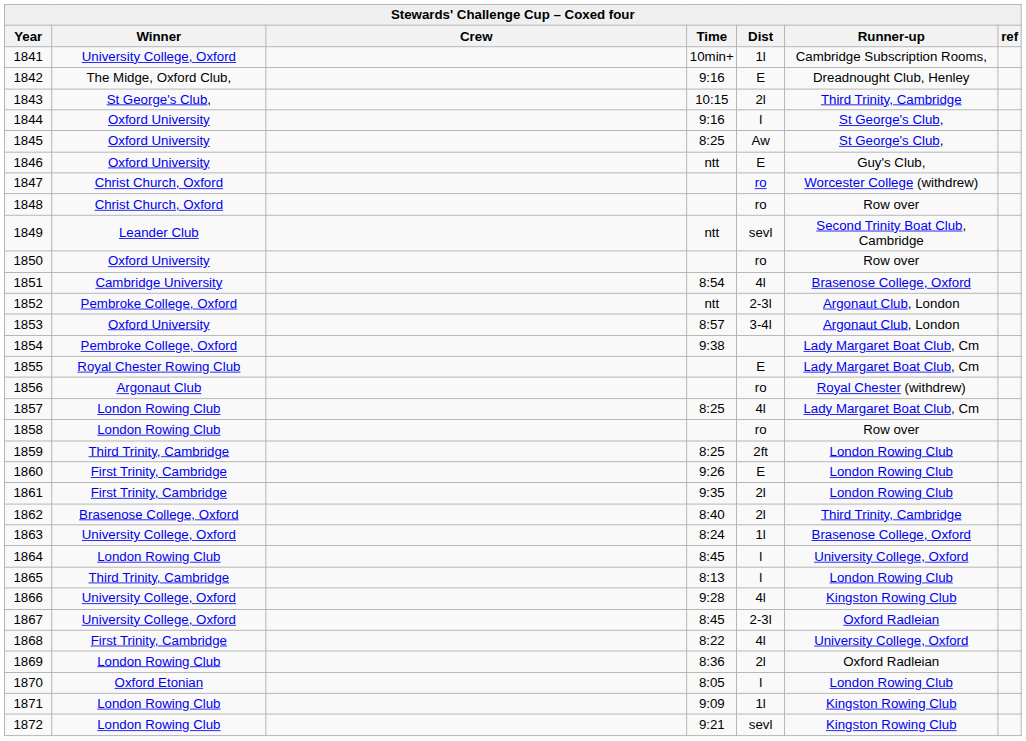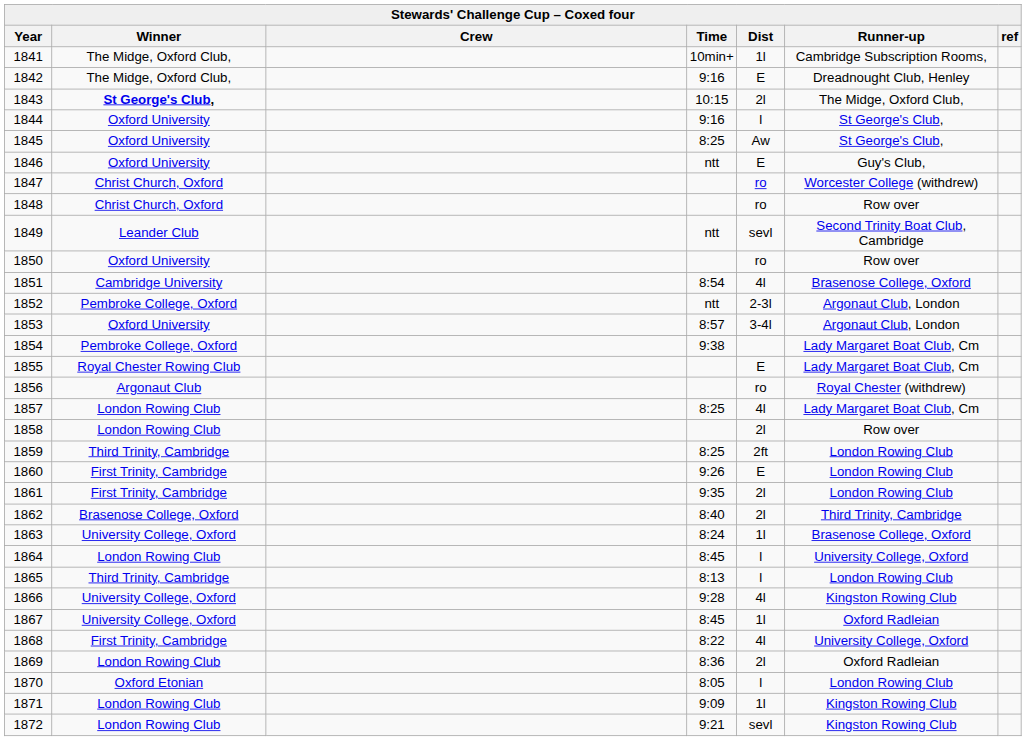(159, 57) University College, Oxford -> (159, 57) The Midge, Oxford Club,
(159, 99) normal -> (159, 99) bold
(891, 99) Third Trinity, Cambridge -> (891, 99) The Midge, Oxford Club,
(761, 430) ro -> (761, 430) 2l
(761, 619) 2-3l -> (761, 619) 1l
